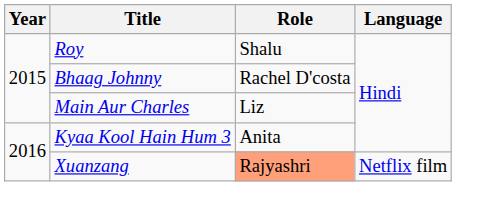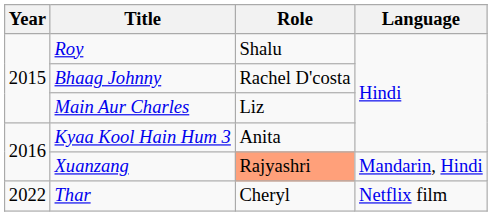(403, 166) Netflix film -> (421, 166) Mandarin, Hindi
+ row: (73, 195)
